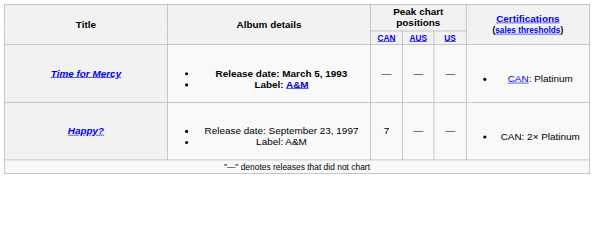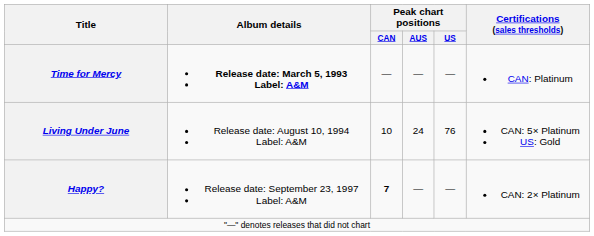+ row: (86, 131)
(386, 131) normal -> (386, 189) bold
